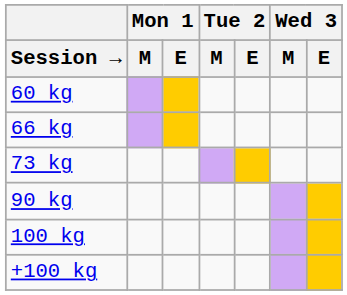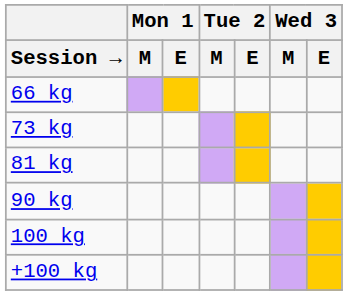- row: (42, 94)
+ row: (42, 165)
